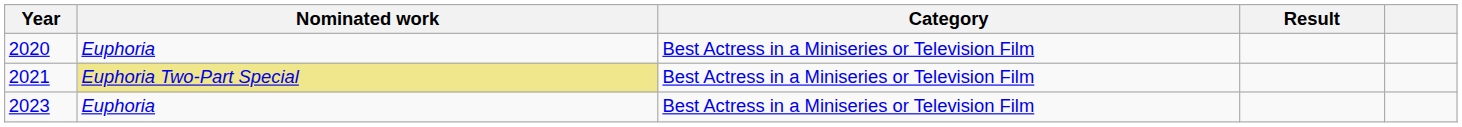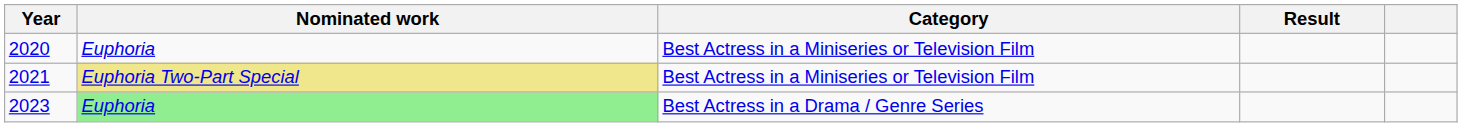(118, 106) no background -> (118, 106) lightgreen background
(848, 106) Best Actress in a Miniseries or Television Film -> (823, 106) Best Actress in a Drama / Genre Series
